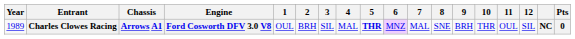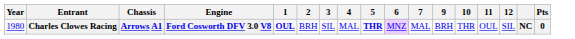- column: (442, 12)
(15, 26) 1989 -> (15, 26) 1980
(285, 26) normal -> (285, 26) bold
